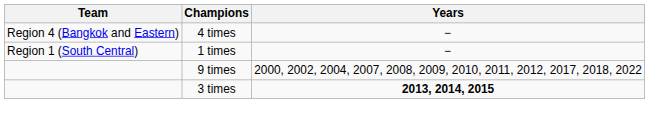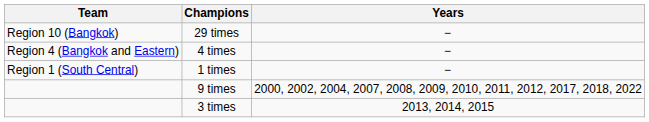+ row: (217, 32)
(448, 88) bold -> (448, 107) normal
